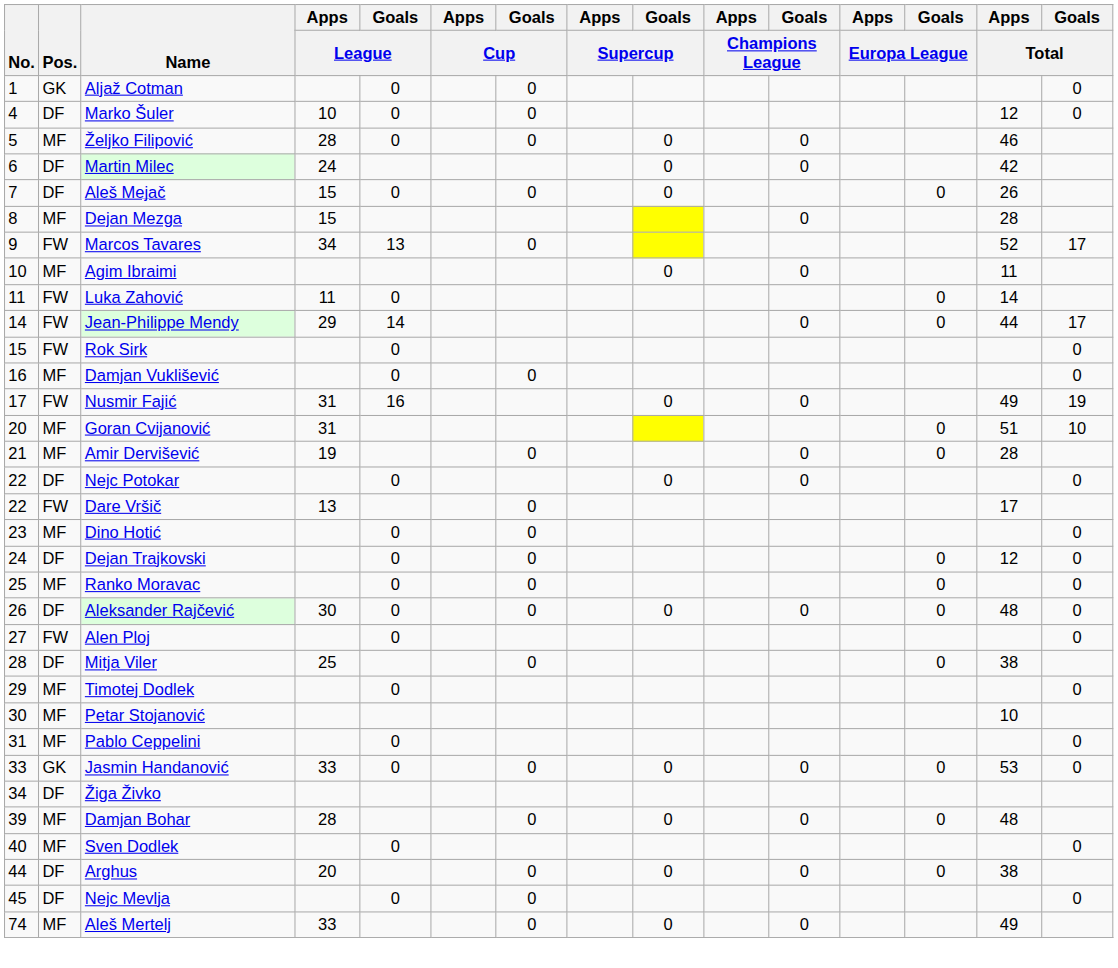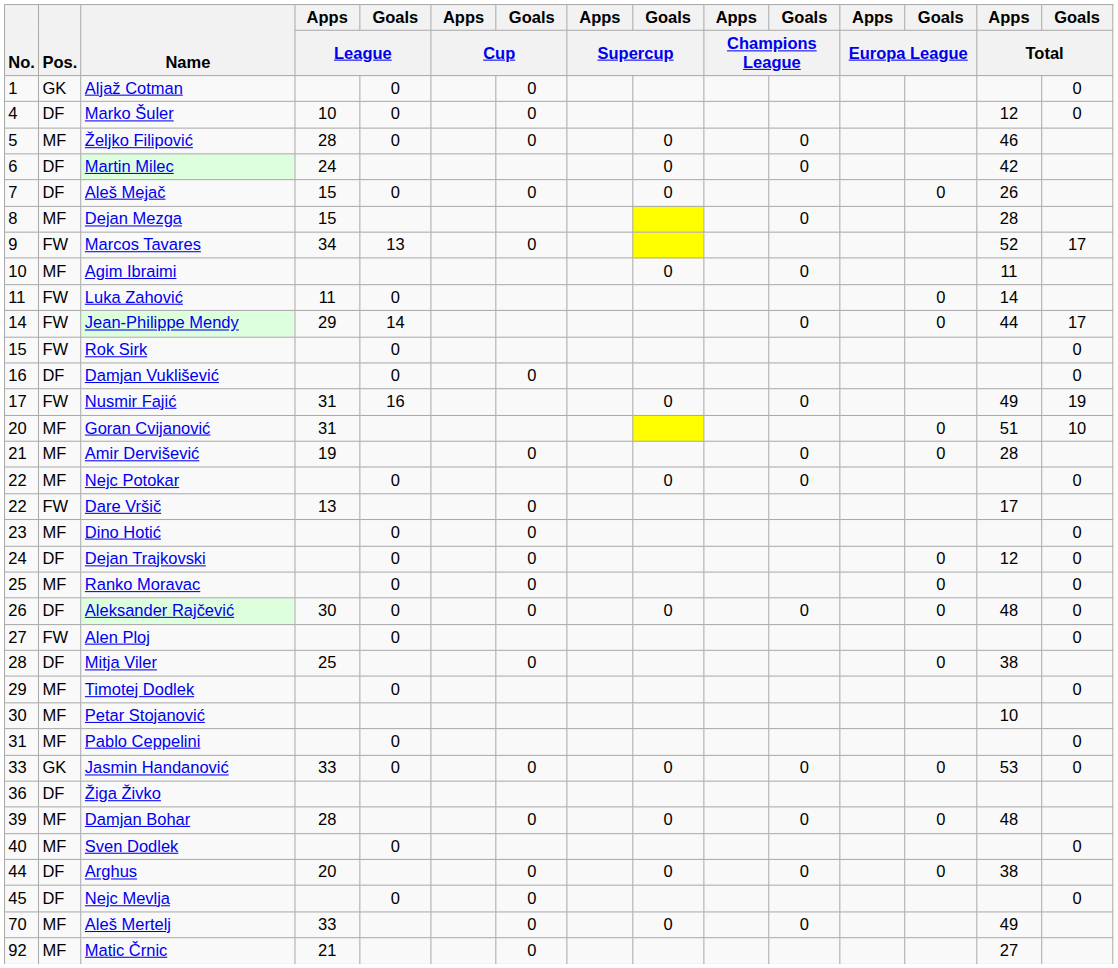(54, 375) MF -> (53, 375) DF
(53, 480) DF -> (54, 480) MF
(17, 794) 34 -> (17, 794) 36
(17, 924) 74 -> (17, 924) 70
+ row: (126, 950)
